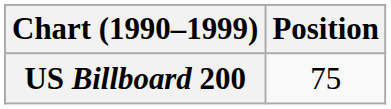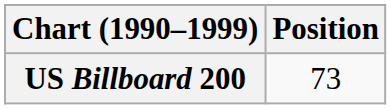(326, 77) 75 -> (326, 77) 73
